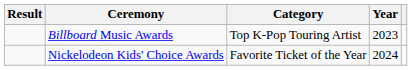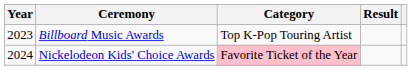columns swapped: (385, 14) <-> (25, 14)
(298, 55) no background -> (289, 55) pink background
